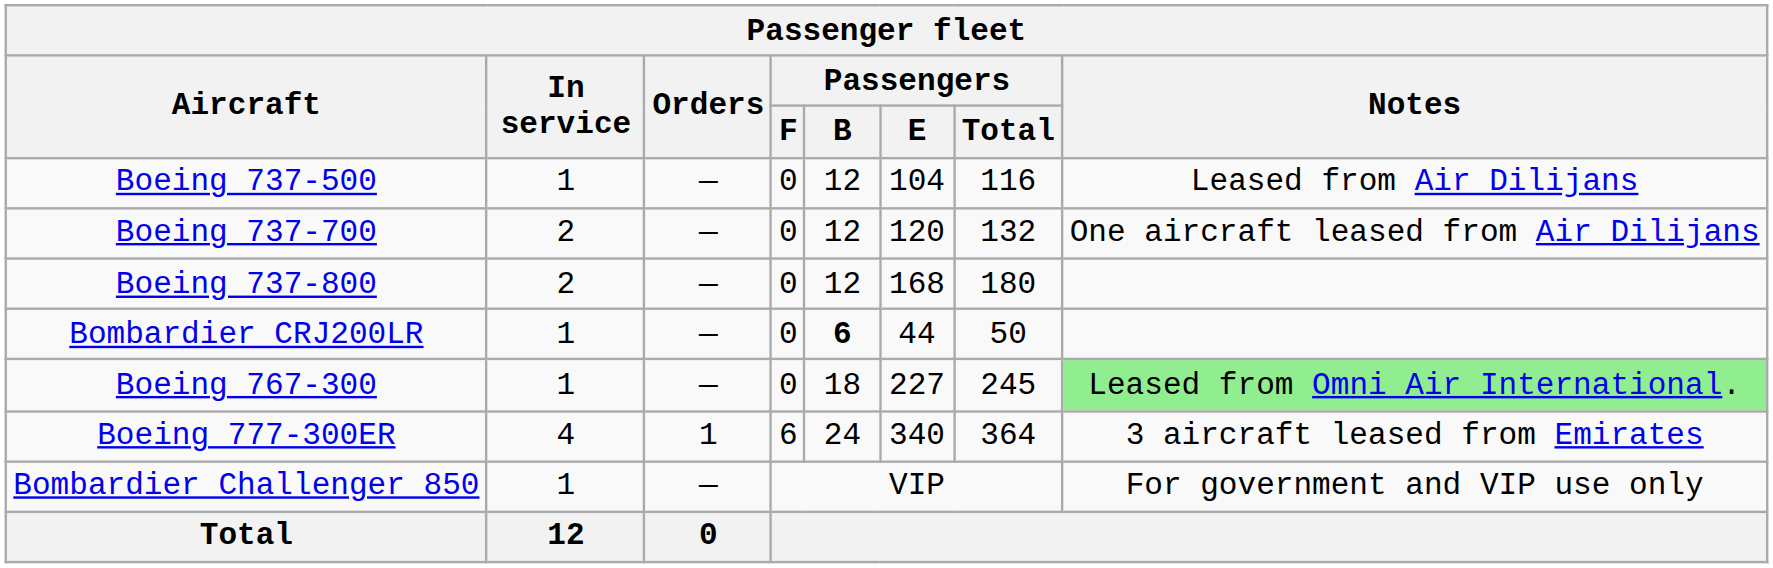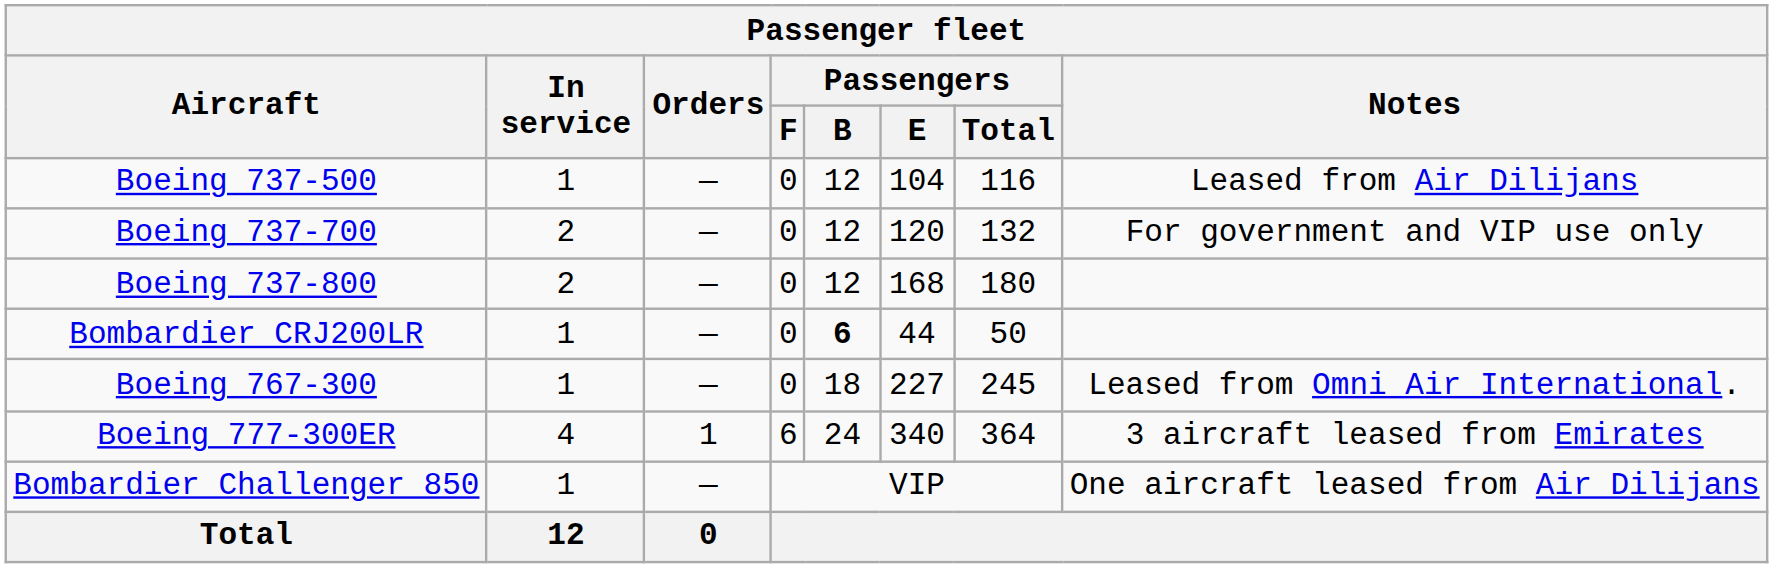(1415, 233) One aircraft leased from Air Dilijans -> (1415, 233) For government and VIP use only
(1415, 385) lightgreen background -> (1415, 385) no background
(1415, 486) For government and VIP use only -> (1415, 486) One aircraft leased from Air Dilijans
